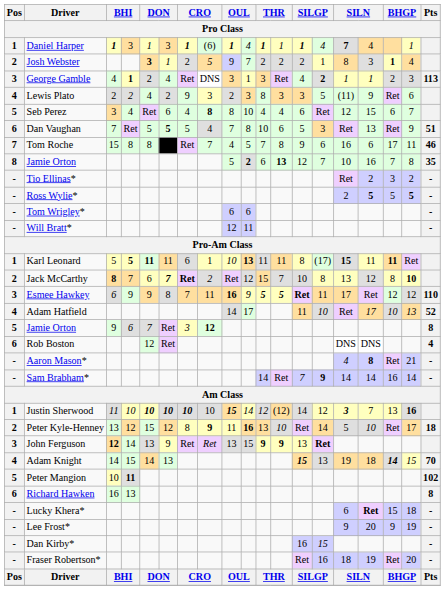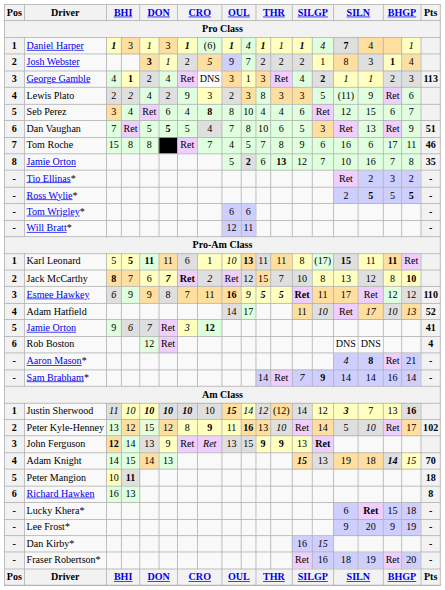(431, 327) 8 -> (431, 327) 41
(431, 427) 18 -> (431, 427) 102
(431, 477) 102 -> (431, 477) 18
